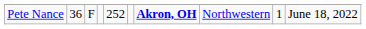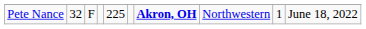(76, 14) 36 -> (76, 14) 32
(116, 14) 252 -> (116, 14) 225
